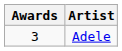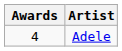(35, 36) 3 -> (35, 36) 4
